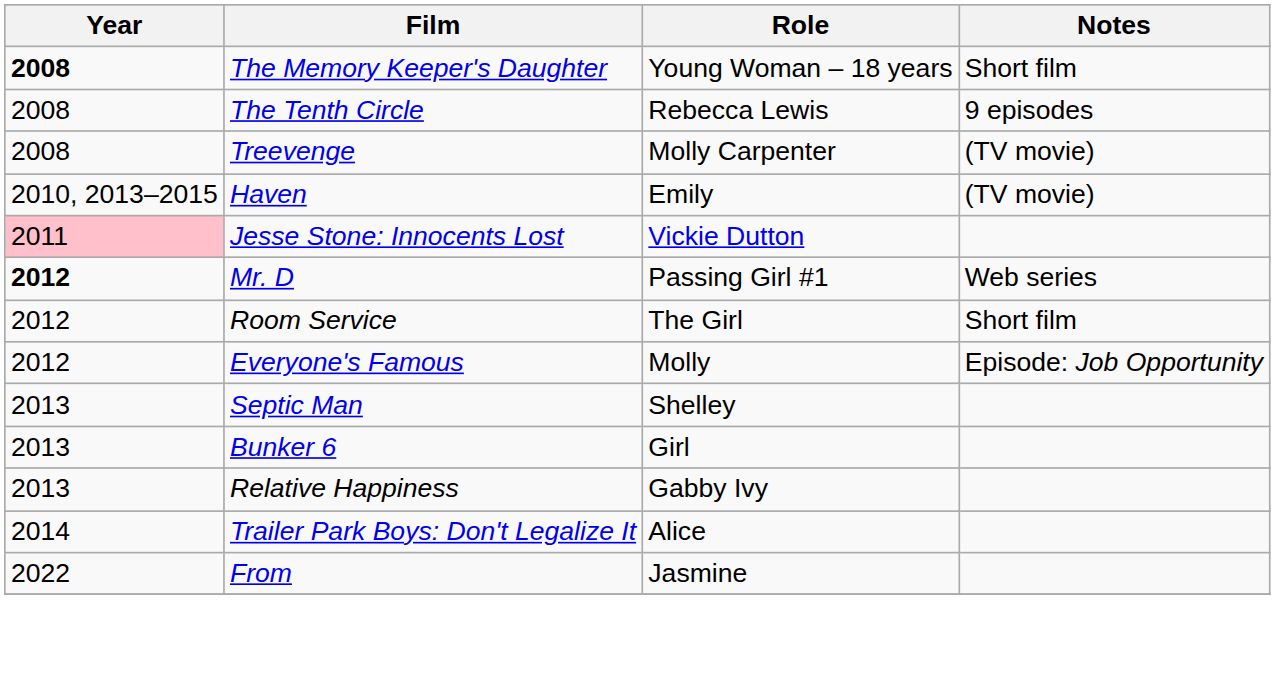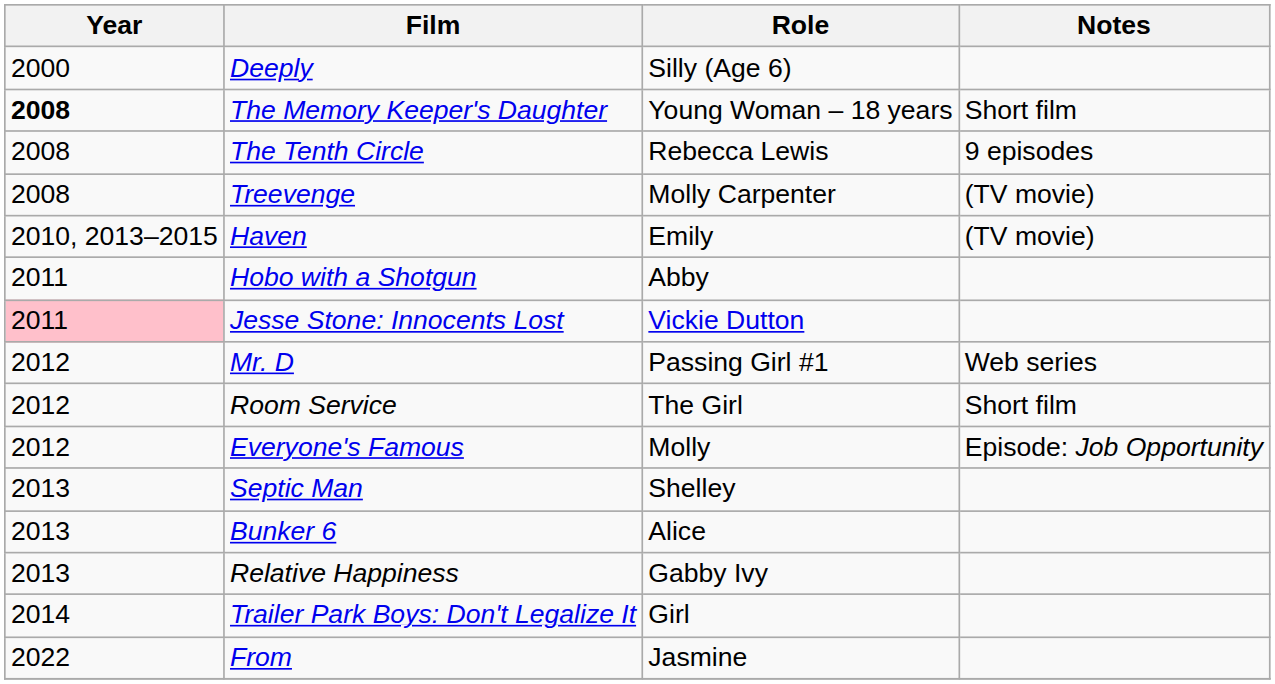+ row: (271, 67)
+ row: (353, 278)
(40, 278) bold -> (40, 362) normal
(669, 446) Girl -> (677, 531) Alice
(677, 531) Alice -> (669, 615) Girl
